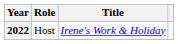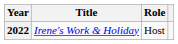columns swapped: (113, 13) <-> (45, 13)
